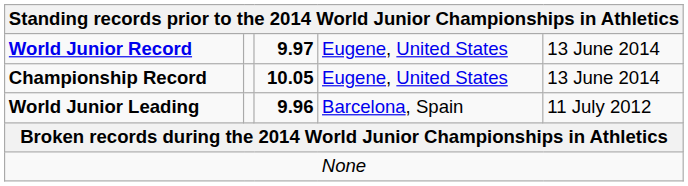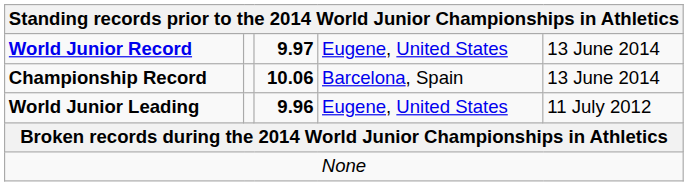(290, 78) 10.05 -> (290, 78) 10.06
(415, 78) Eugene, United States -> (393, 78) Barcelona, Spain
(393, 107) Barcelona, Spain -> (415, 107) Eugene, United States
